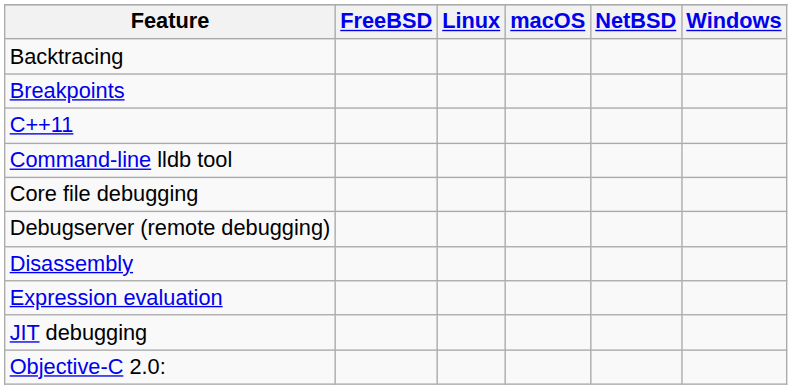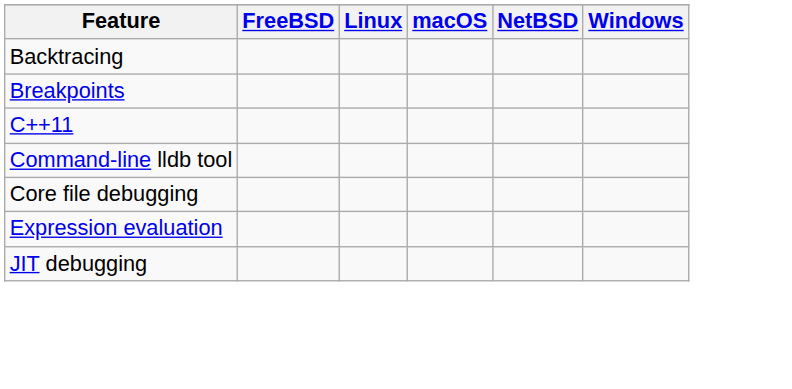- row: (170, 228)
- row: (71, 263)
- row: (88, 366)
